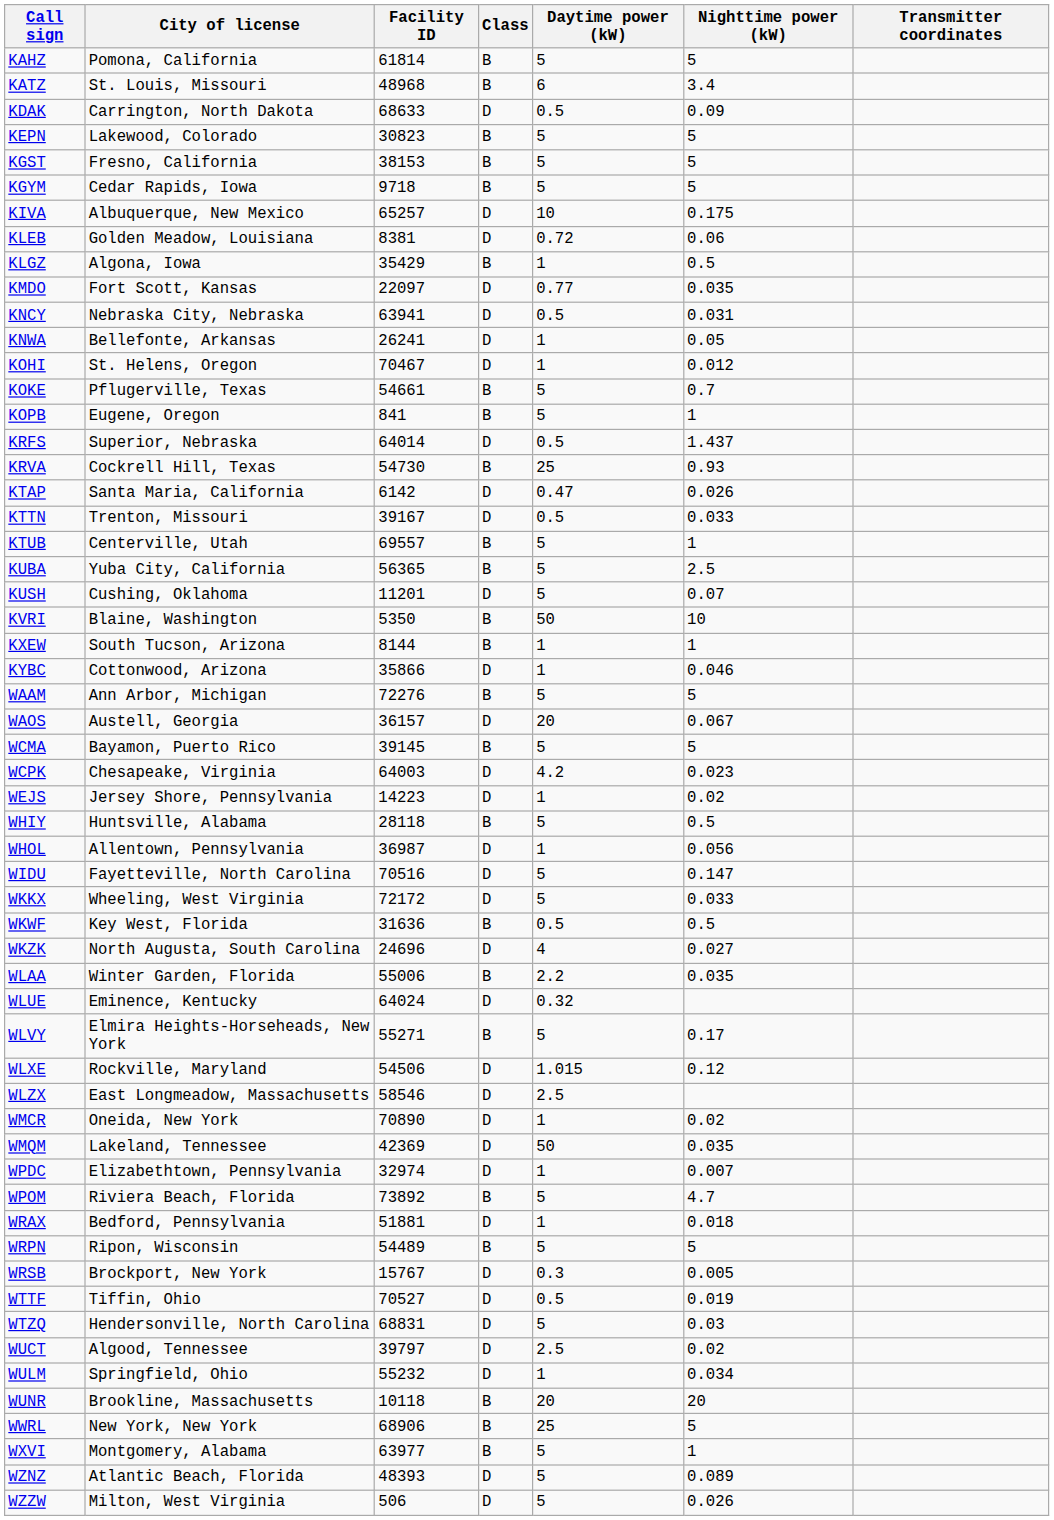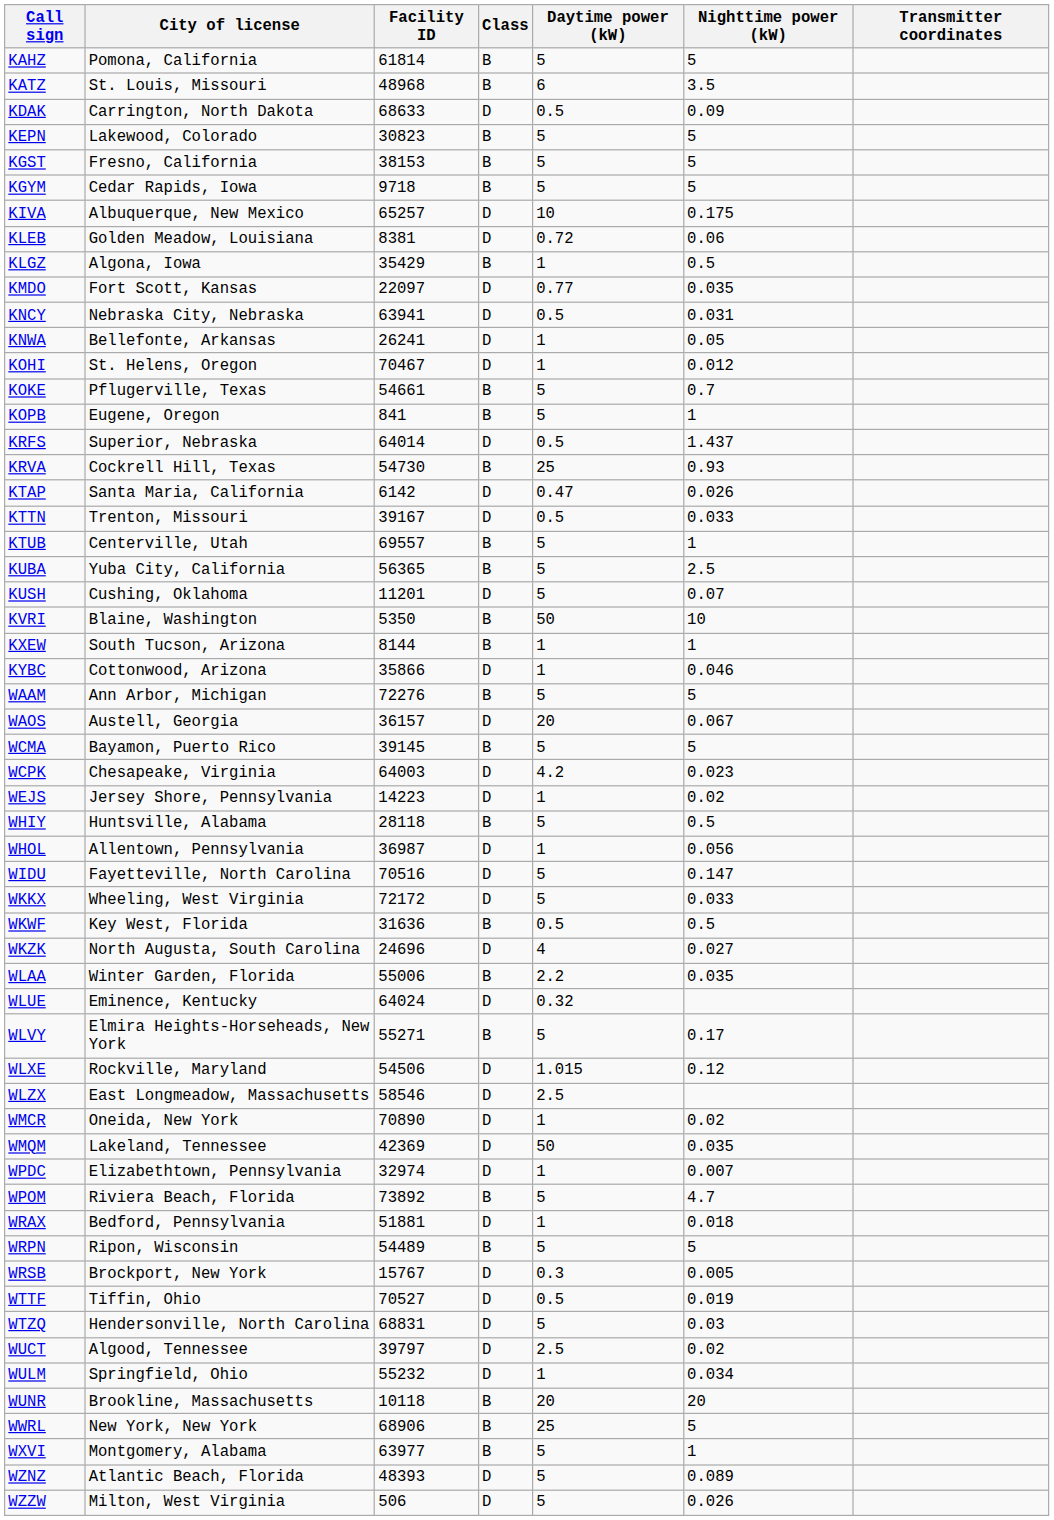(701, 86) 3.4 -> (701, 86) 3.5
